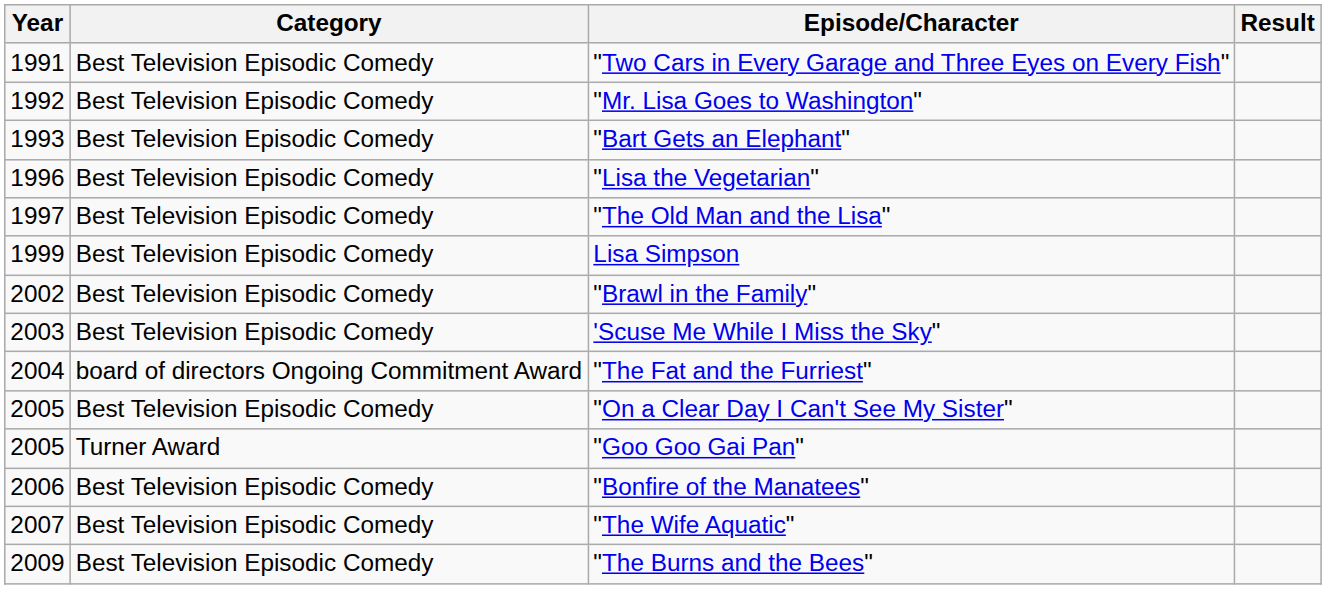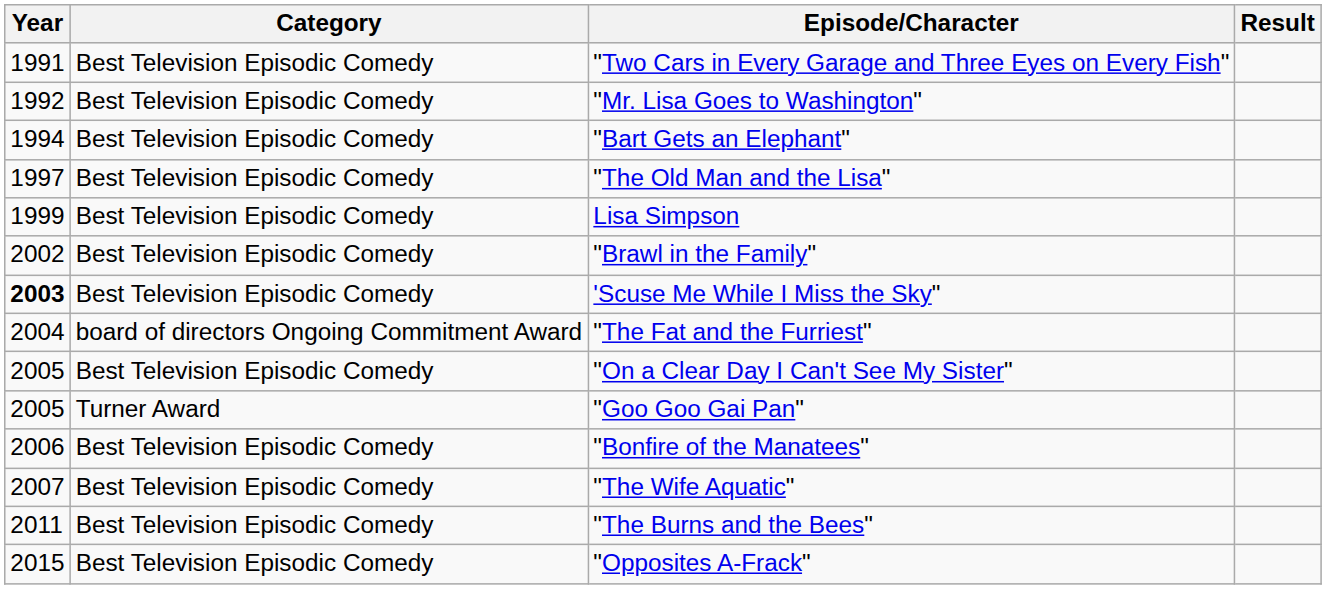(37, 139) 1993 -> (37, 139) 1994
- row: (706, 178)
(37, 332) normal -> (37, 293) bold
(37, 563) 2009 -> (37, 525) 2011
+ row: (702, 563)
